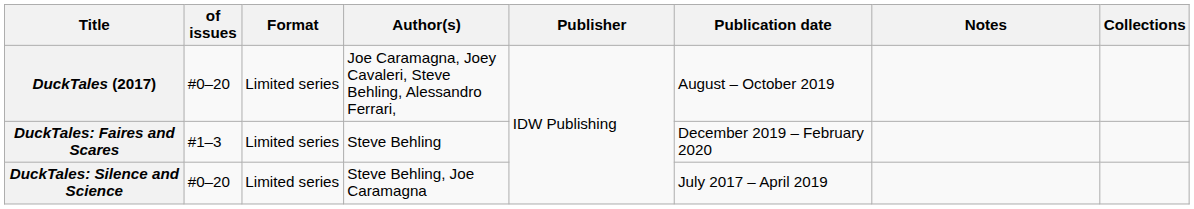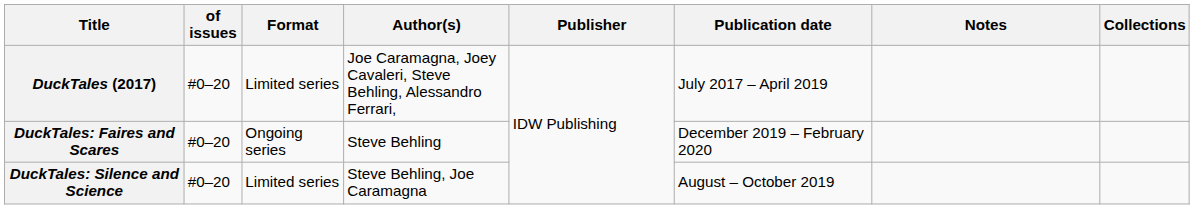(756, 83) August – October 2019 -> (753, 83) July 2017 – April 2019
(205, 141) #1–3 -> (209, 141) #0–20
(292, 141) Limited series -> (274, 141) Ongoing series
(753, 182) July 2017 – April 2019 -> (756, 182) August – October 2019
